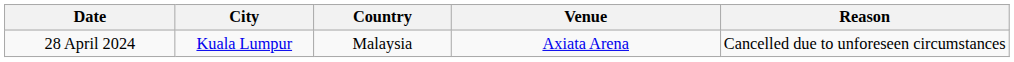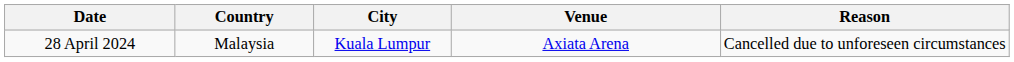columns swapped: (244, 17) <-> (382, 17)
